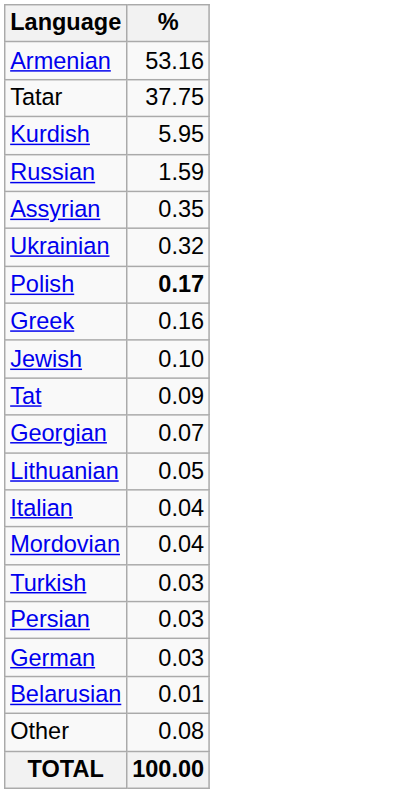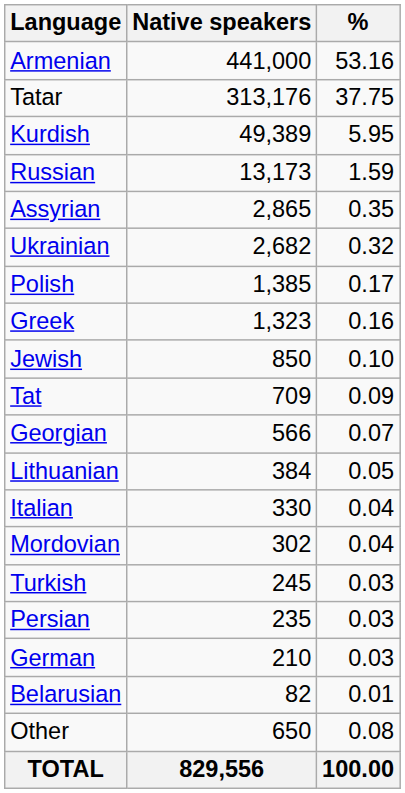+ column: (222, 23)
(181, 284) bold -> (371, 284) normal
